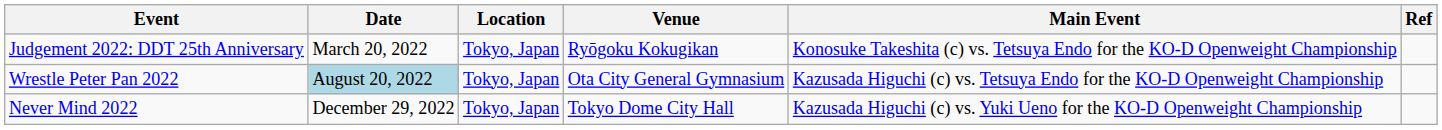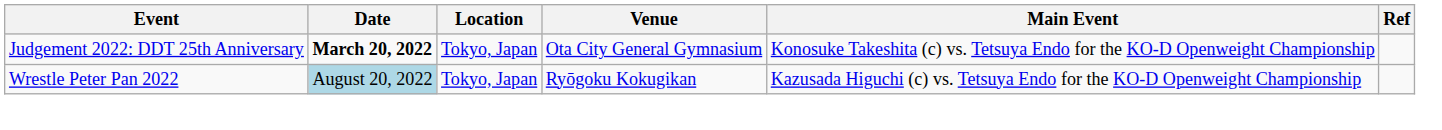(370, 48) normal -> (372, 48) bold
(643, 48) Ryōgoku Kokugikan -> (654, 48) Ota City General Gymnasium
(676, 78) Ota City General Gymnasium -> (621, 78) Ryōgoku Kokugikan
- row: (73, 108)
